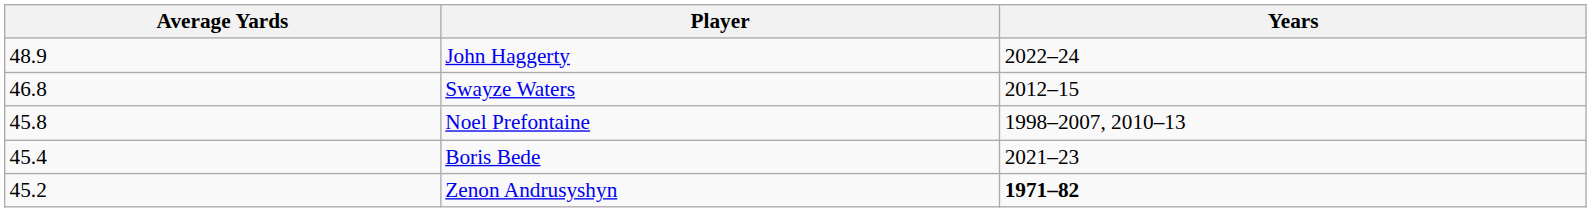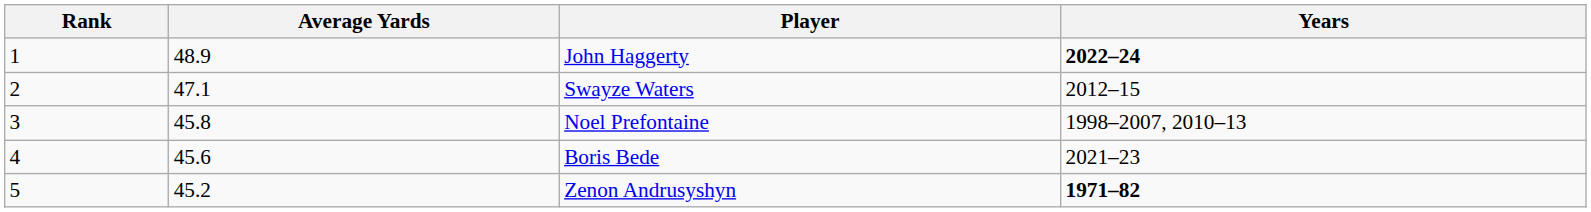+ column: (87, 21)
(1042, 55) normal -> (1103, 55) bold
(28, 88) 46.8 -> (192, 88) 47.1
(28, 156) 45.4 -> (192, 156) 45.6
